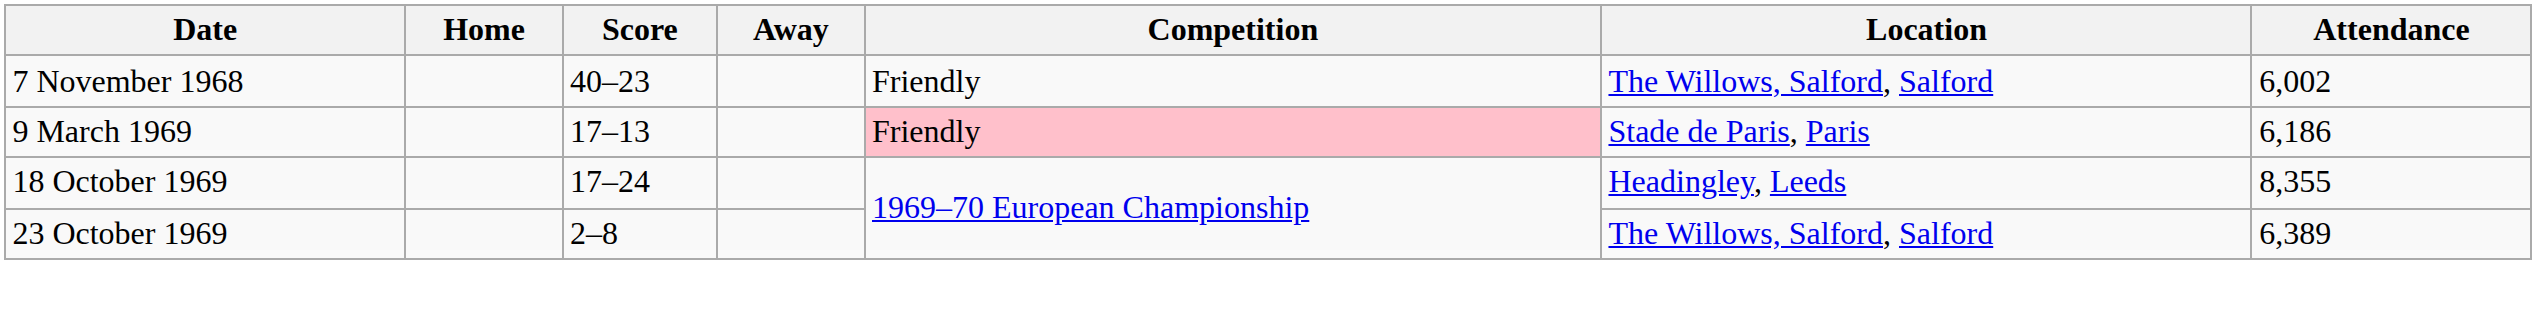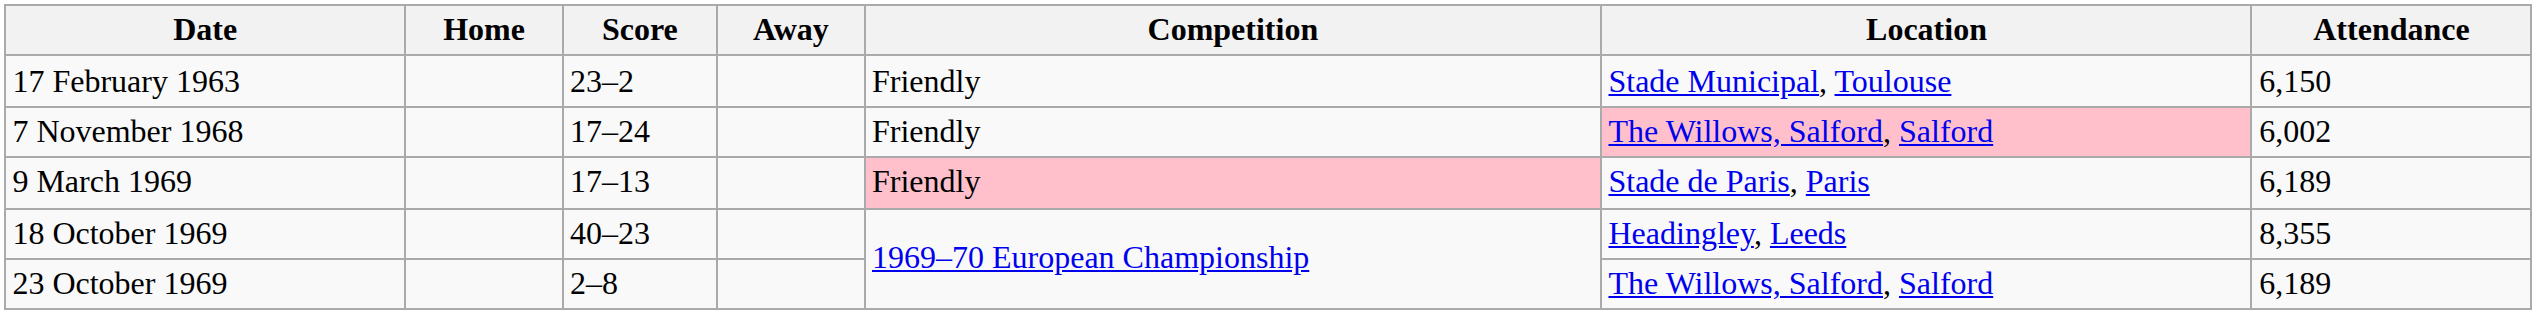+ row: (126, 80)
(610, 80) 40–23 -> (610, 131) 17–24
(1801, 80) no background -> (1801, 131) pink background
(2295, 131) 6,186 -> (2295, 182) 6,189
(610, 182) 17–24 -> (610, 232) 40–23
(2295, 232) 6,389 -> (2295, 283) 6,189
